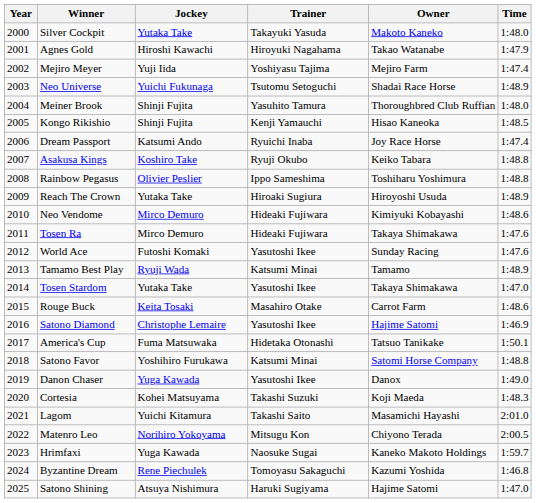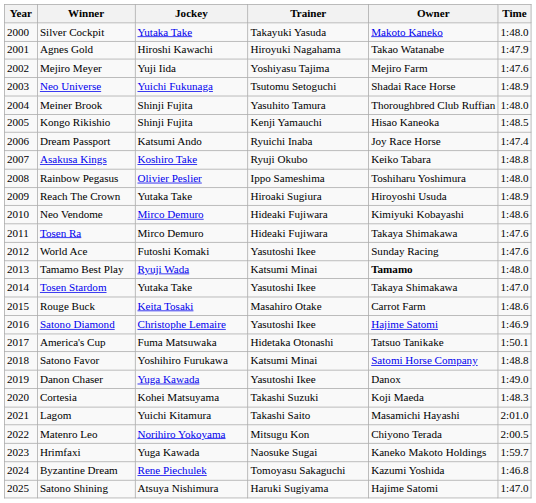(515, 68) 1:47.4 -> (515, 68) 1:47.6
(515, 178) 1:48.8 -> (515, 178) 1:48.0
(391, 270) normal -> (392, 270) bold
(515, 270) 1:48.9 -> (515, 270) 1:48.0
